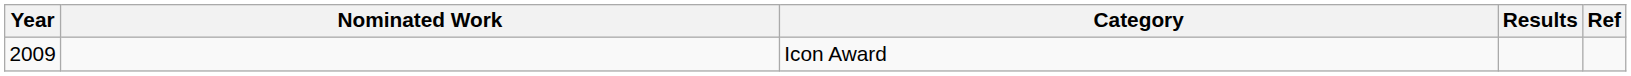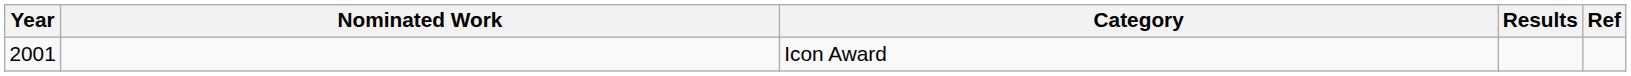(33, 53) 2009 -> (33, 53) 2001
